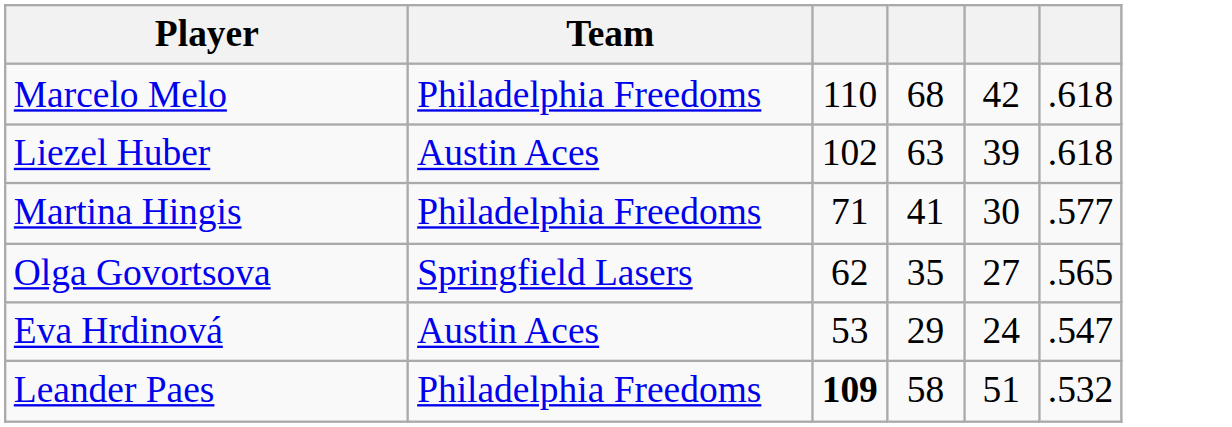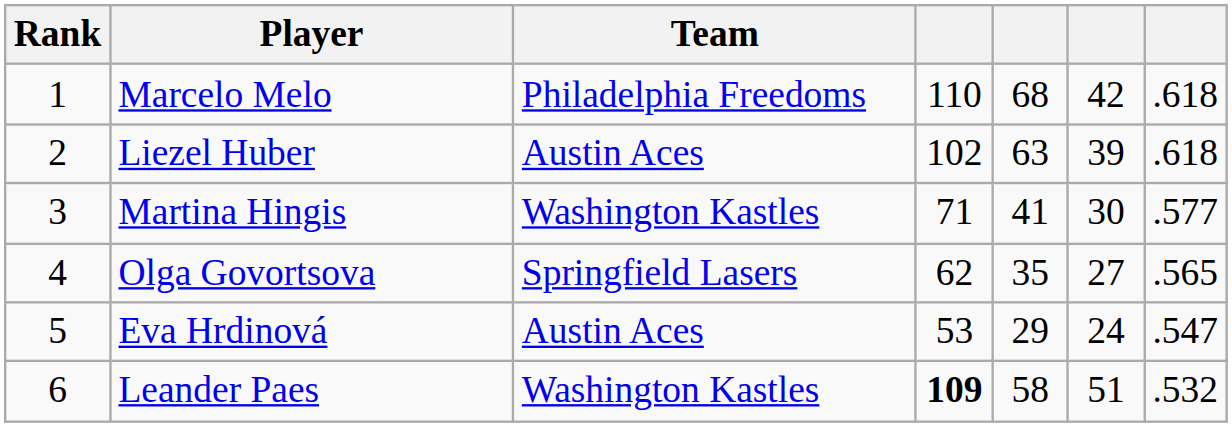+ column: (58, 34)
(589, 212) Philadelphia Freedoms -> (671, 212) Washington Kastles
(589, 390) Philadelphia Freedoms -> (671, 390) Washington Kastles
